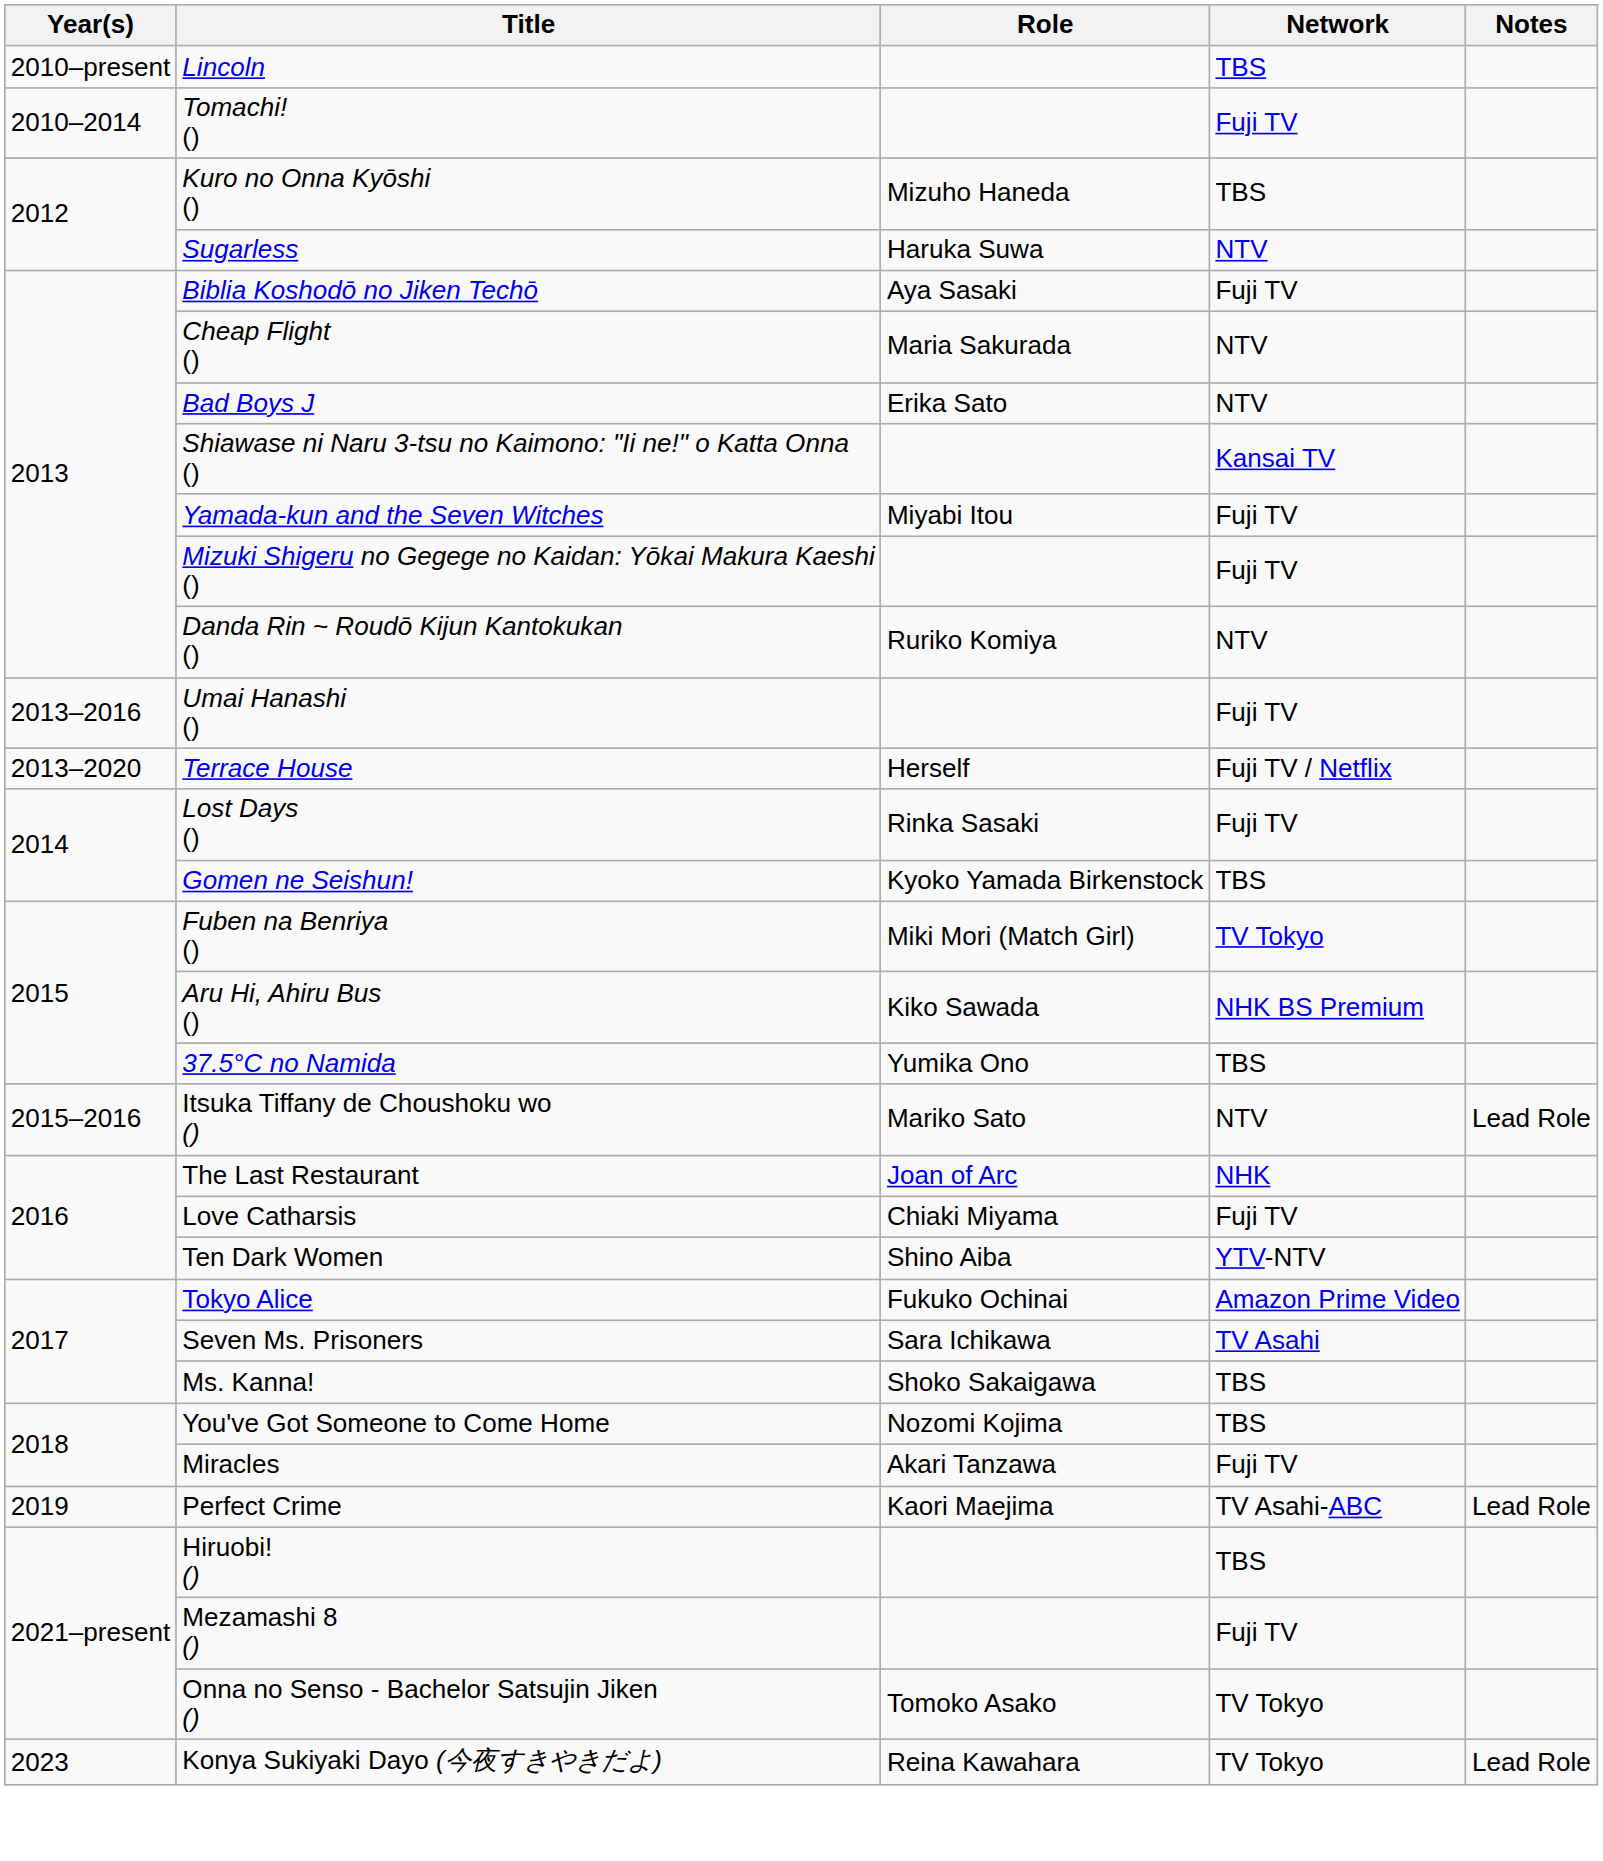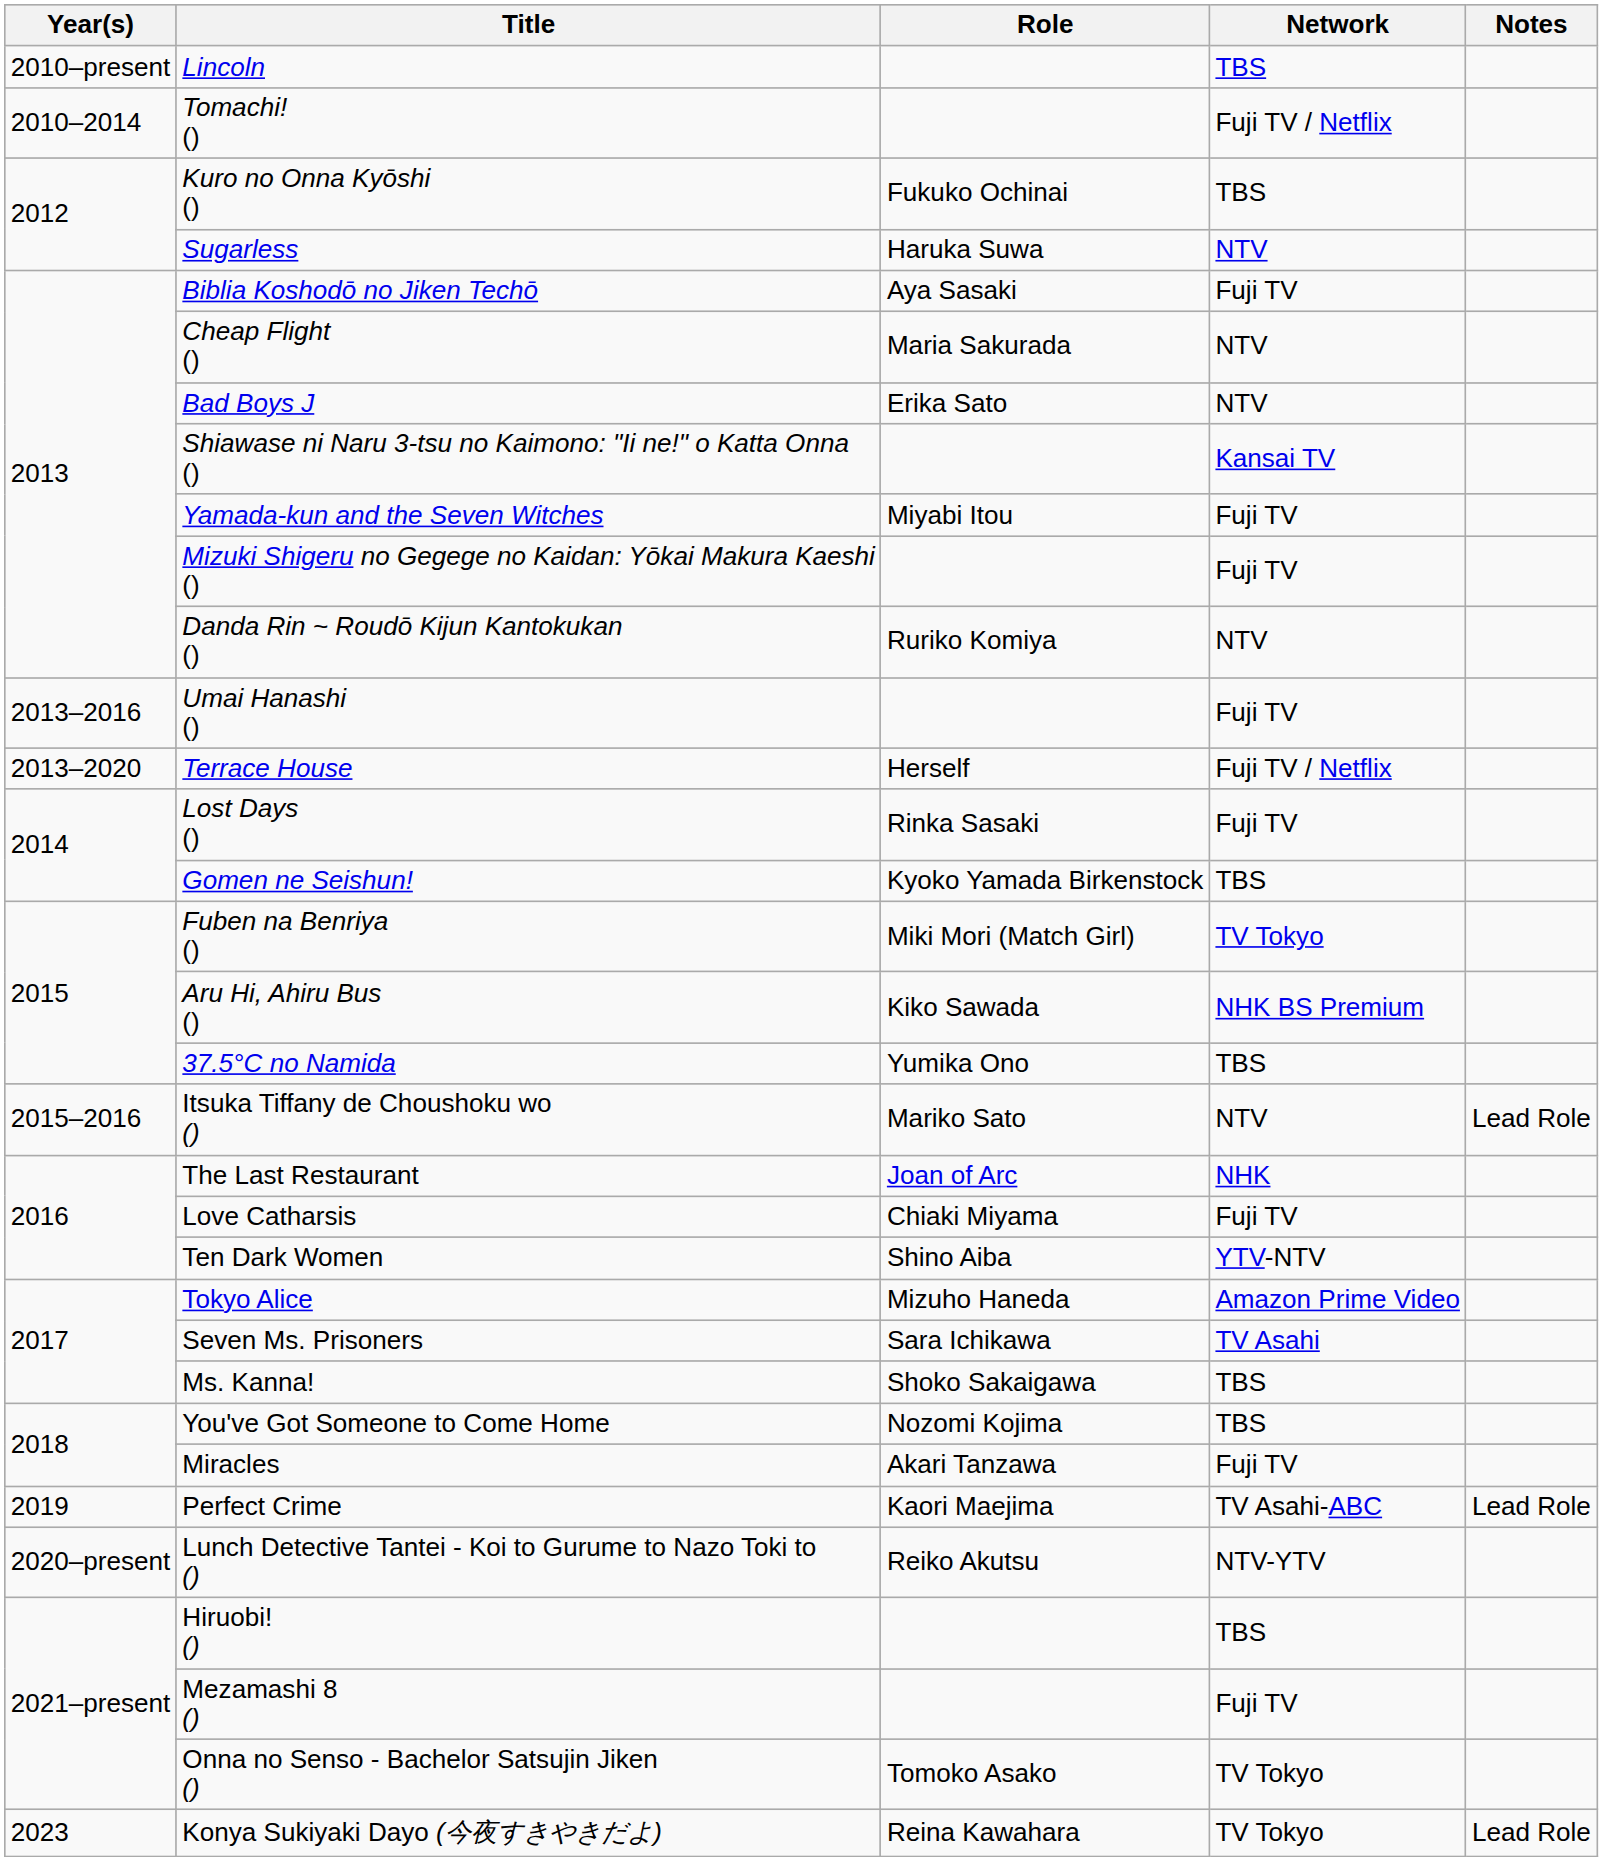(1256, 122) Fuji TV -> (1304, 122) Fuji TV / Netflix
(978, 193) Mizuho Haneda -> (978, 193) Fukuko Ochinai
(978, 1299) Fukuko Ochinai -> (978, 1299) Mizuho Haneda
+ row: (499, 1562)
